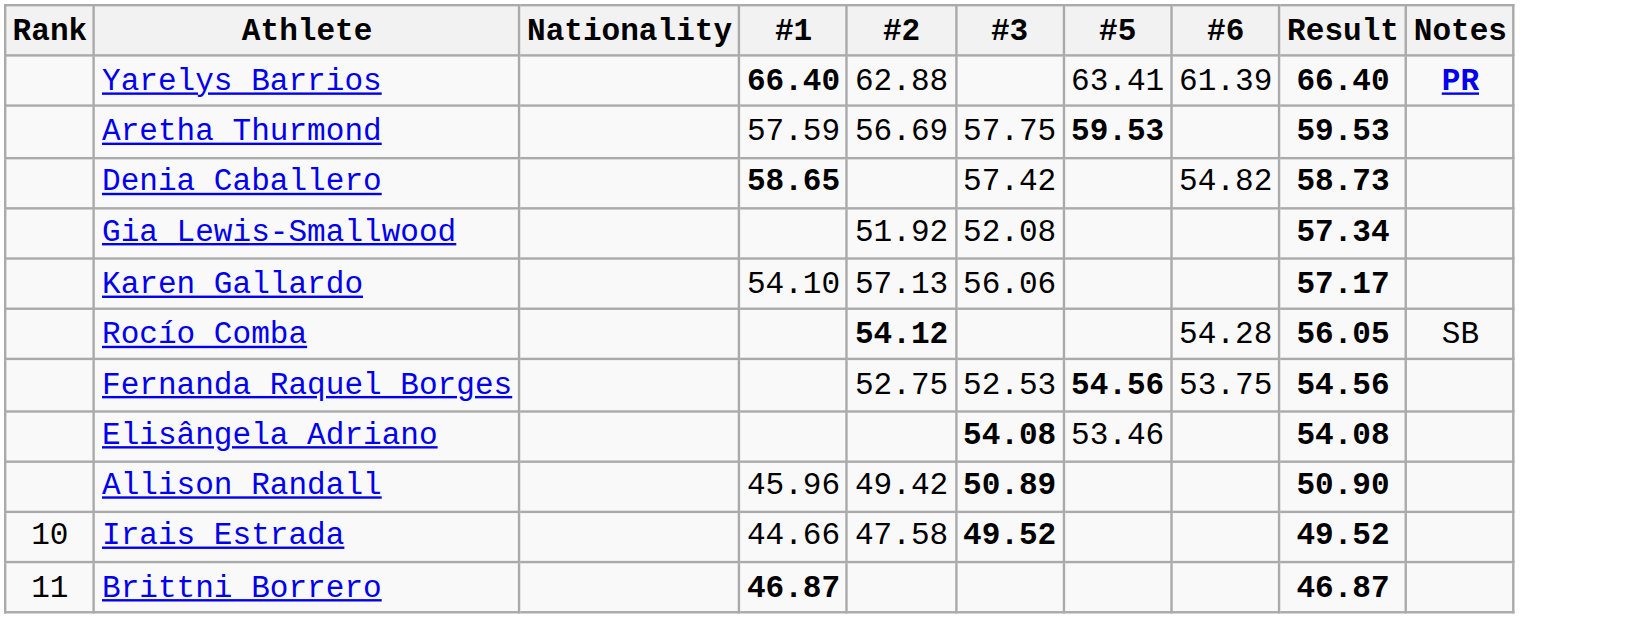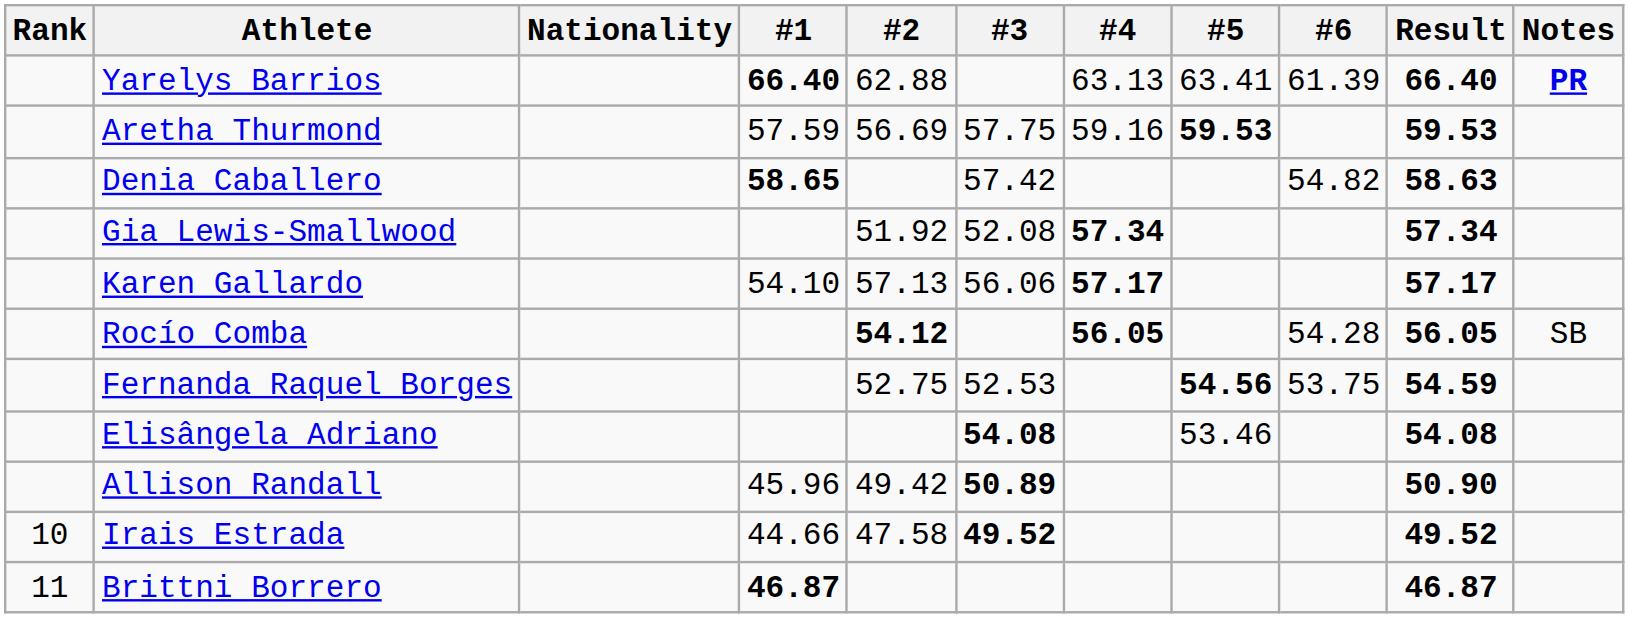+ column: (1118, 31)
(1343, 182) 58.73 -> (1451, 182) 58.63
(1343, 385) 54.56 -> (1451, 385) 54.59
